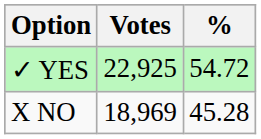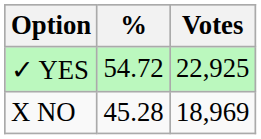columns swapped: (140, 25) <-> (219, 25)
